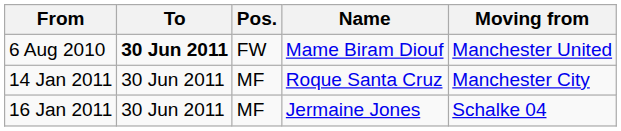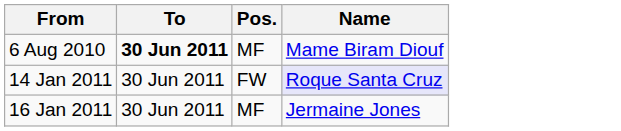- column: (532, 19)
(252, 49) FW -> (251, 49) MF
(251, 79) MF -> (252, 79) FW
(364, 79) no background -> (364, 79) lavender background
